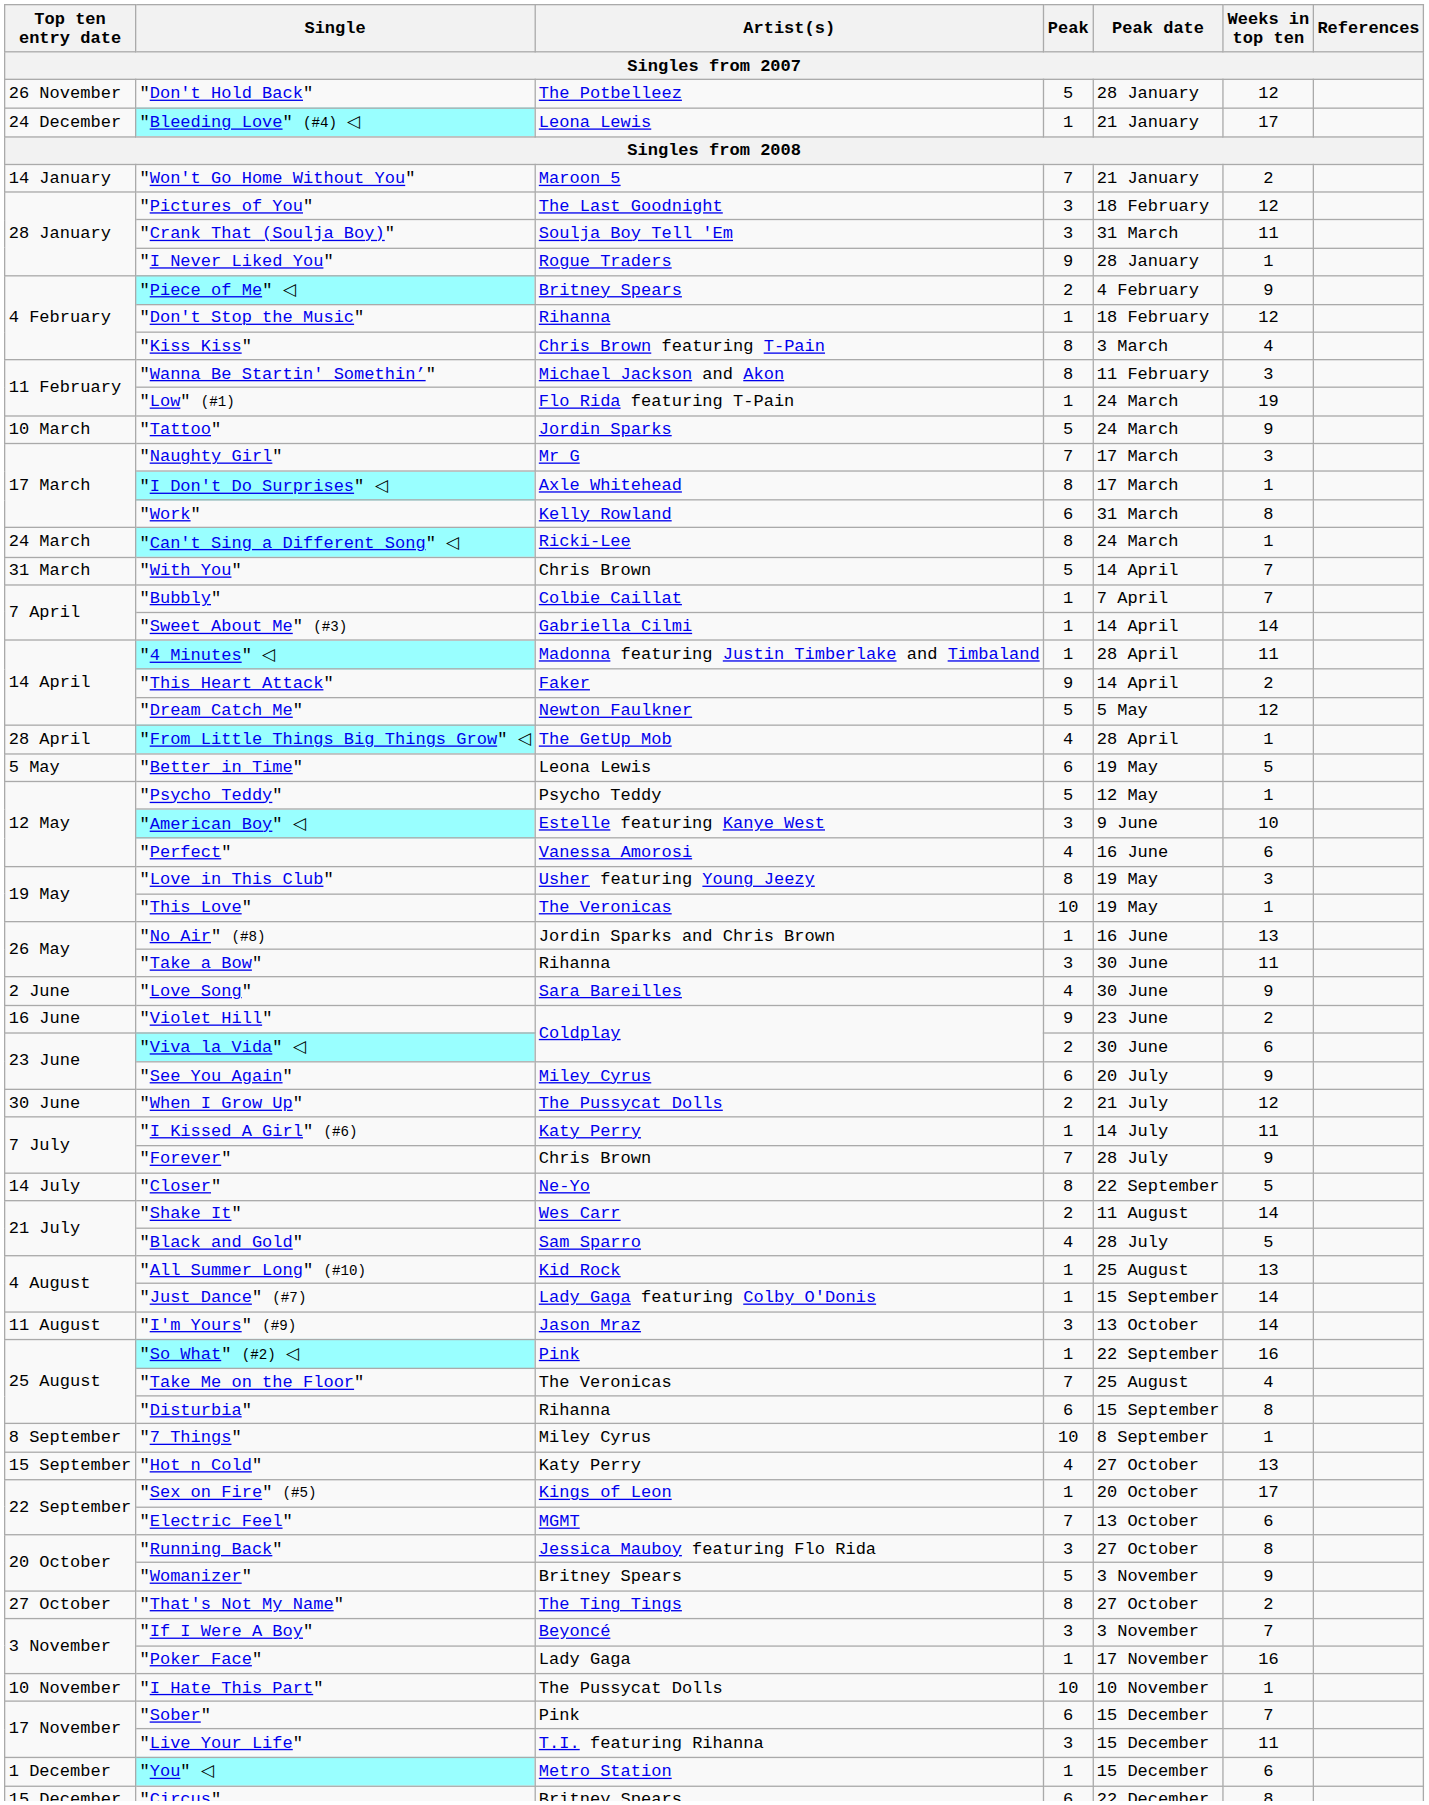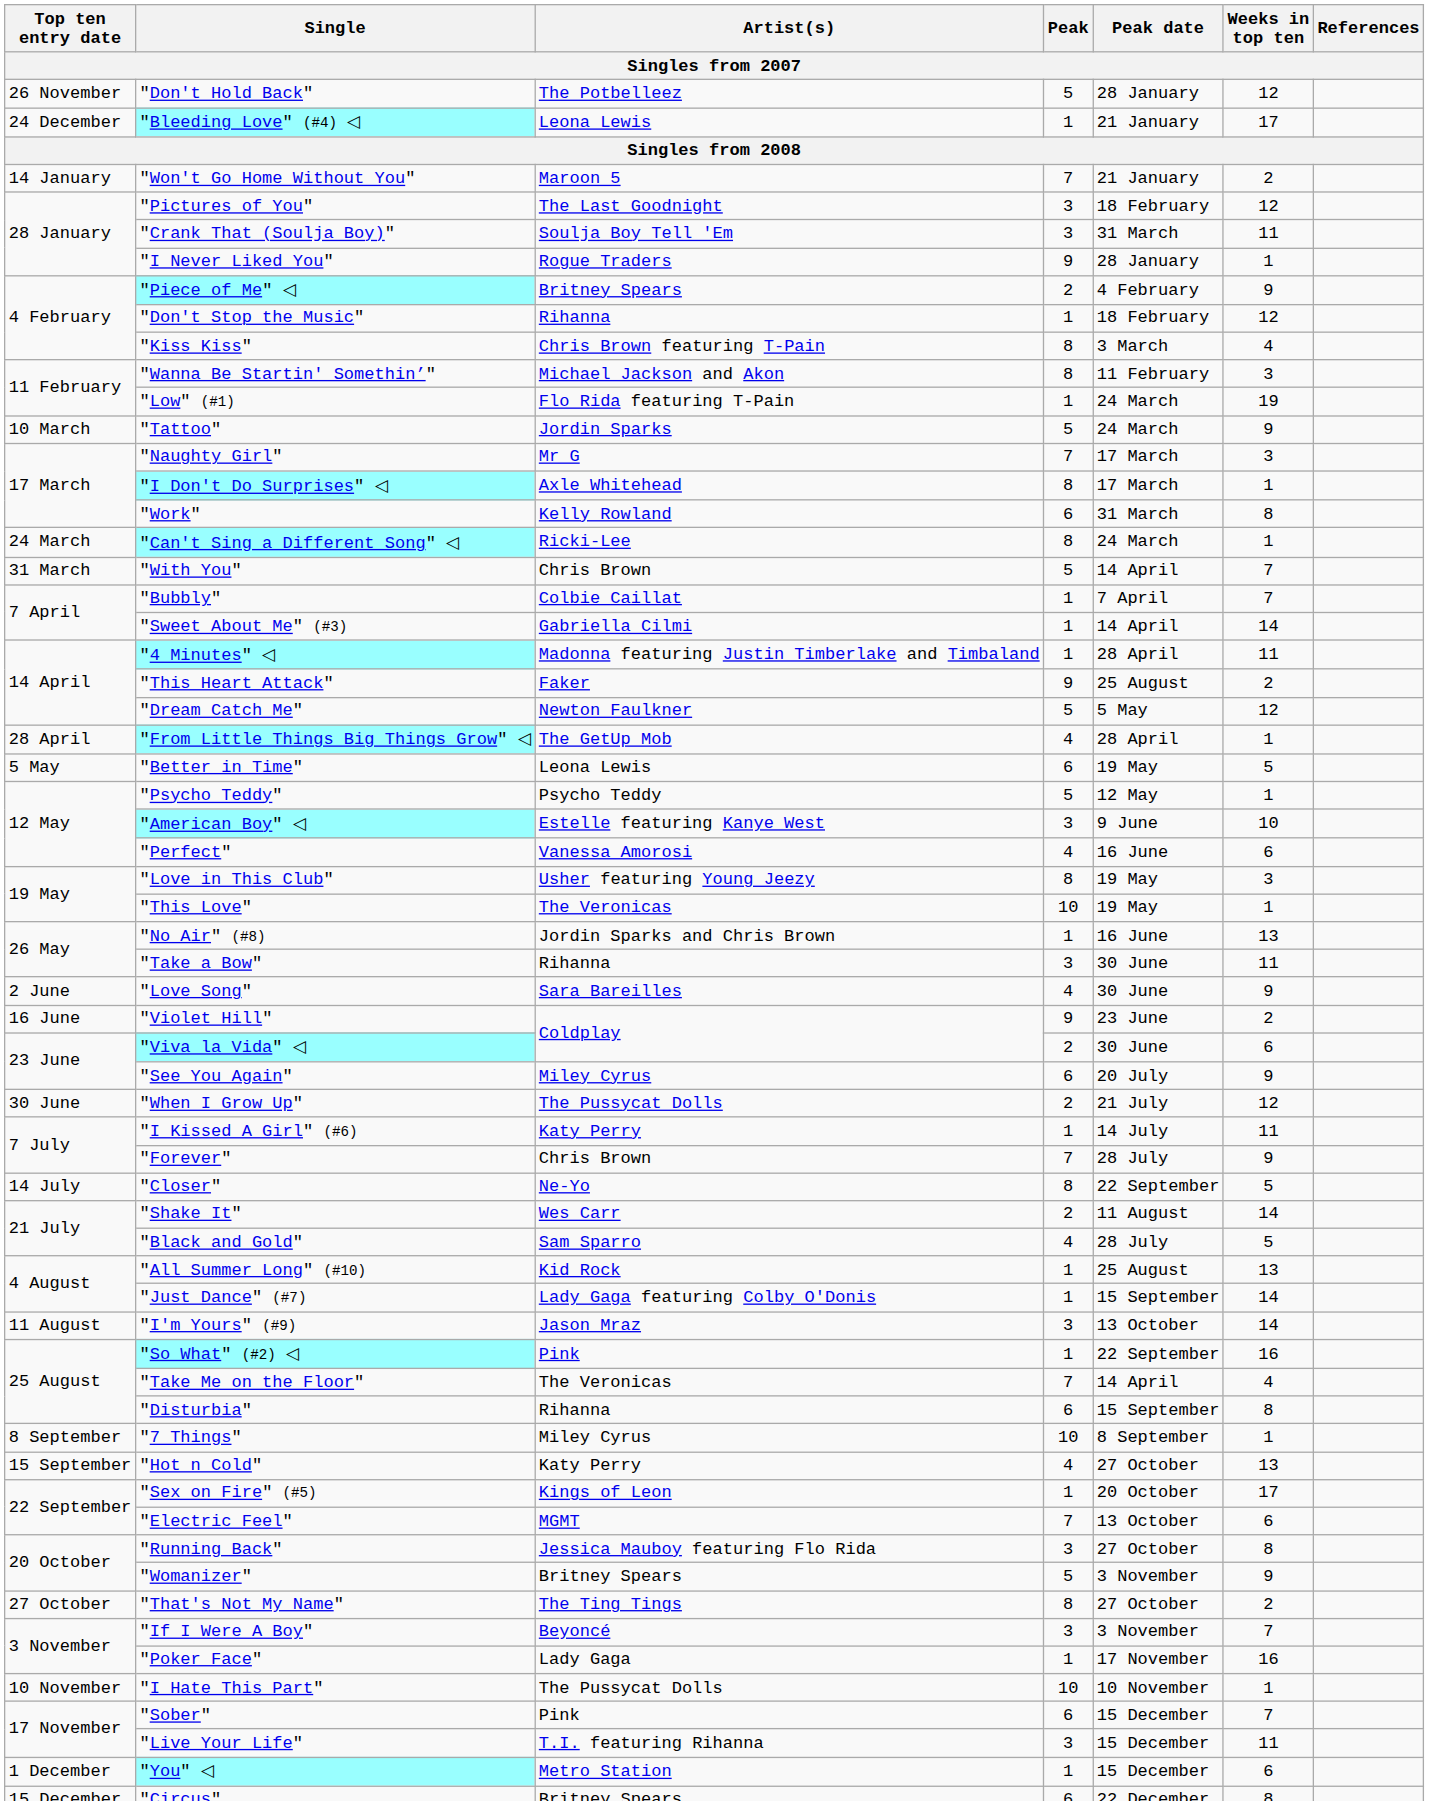(1138, 683) 14 April -> (1143, 683) 25 August
(1143, 1382) 25 August -> (1138, 1382) 14 April
